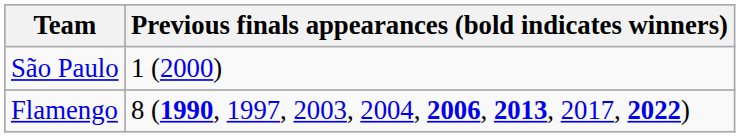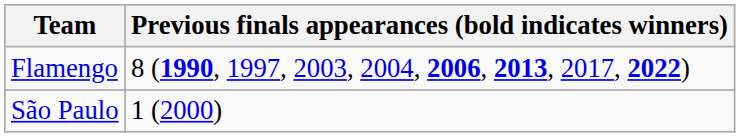rows swapped: (64, 110) <-> (65, 68)
